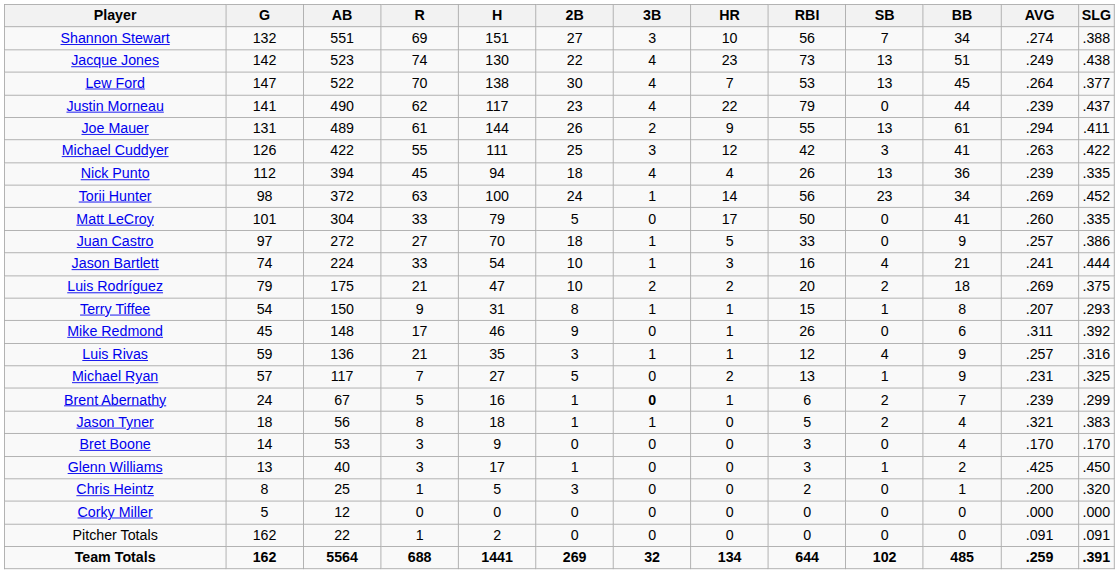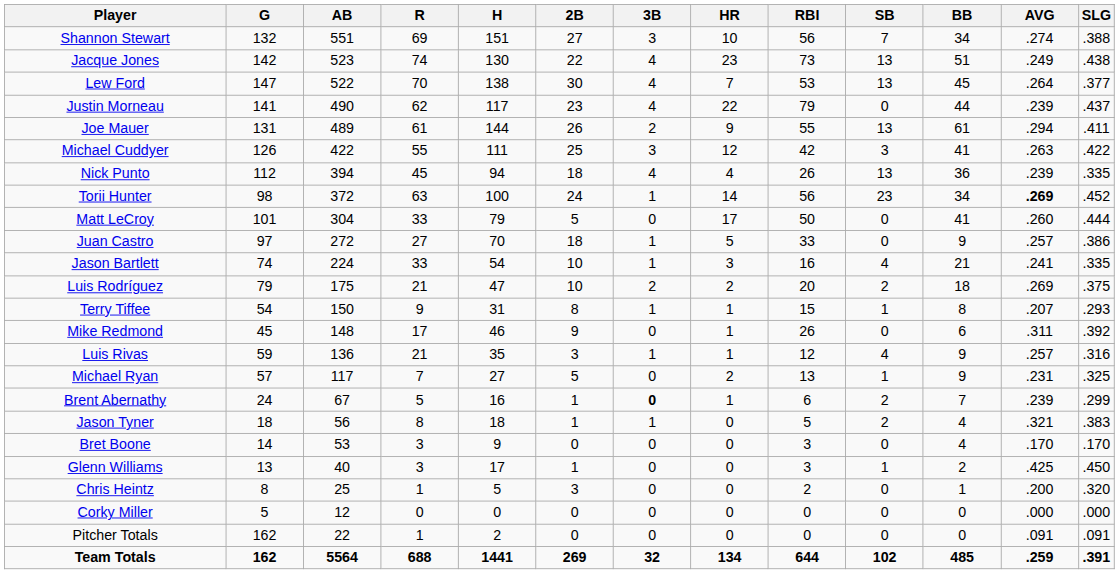(1040, 196) normal -> (1040, 196) bold
(1096, 219) .335 -> (1096, 219) .444
(1096, 264) .444 -> (1096, 264) .335
